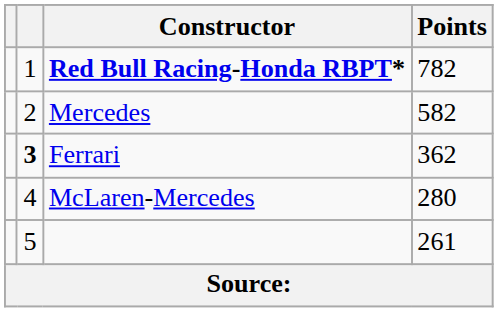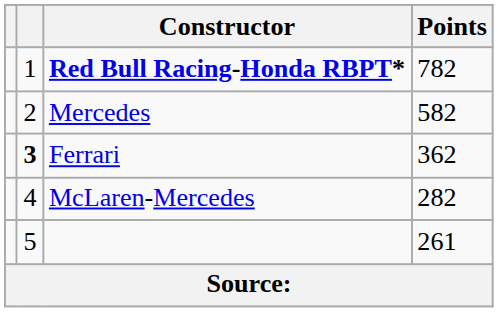(437, 197) 280 -> (437, 197) 282
